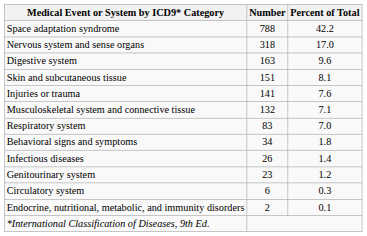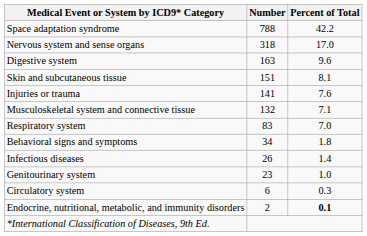(325, 175) 1.2 -> (325, 175) 1.0
(325, 207) normal -> (325, 207) bold
